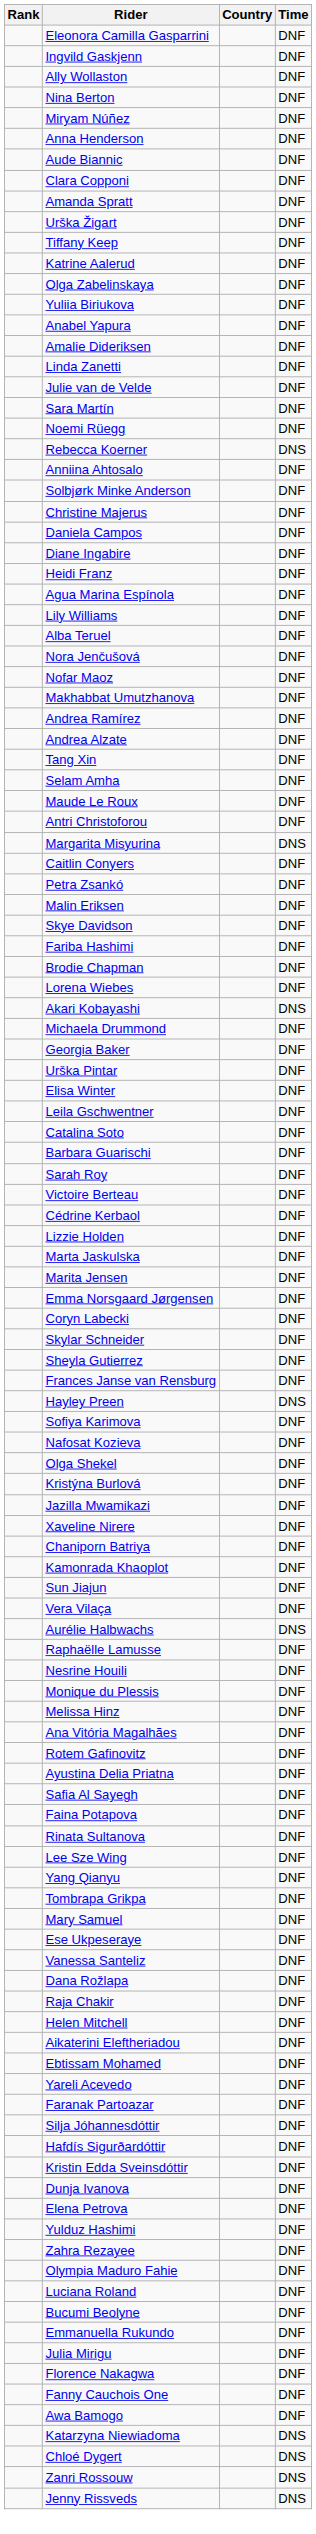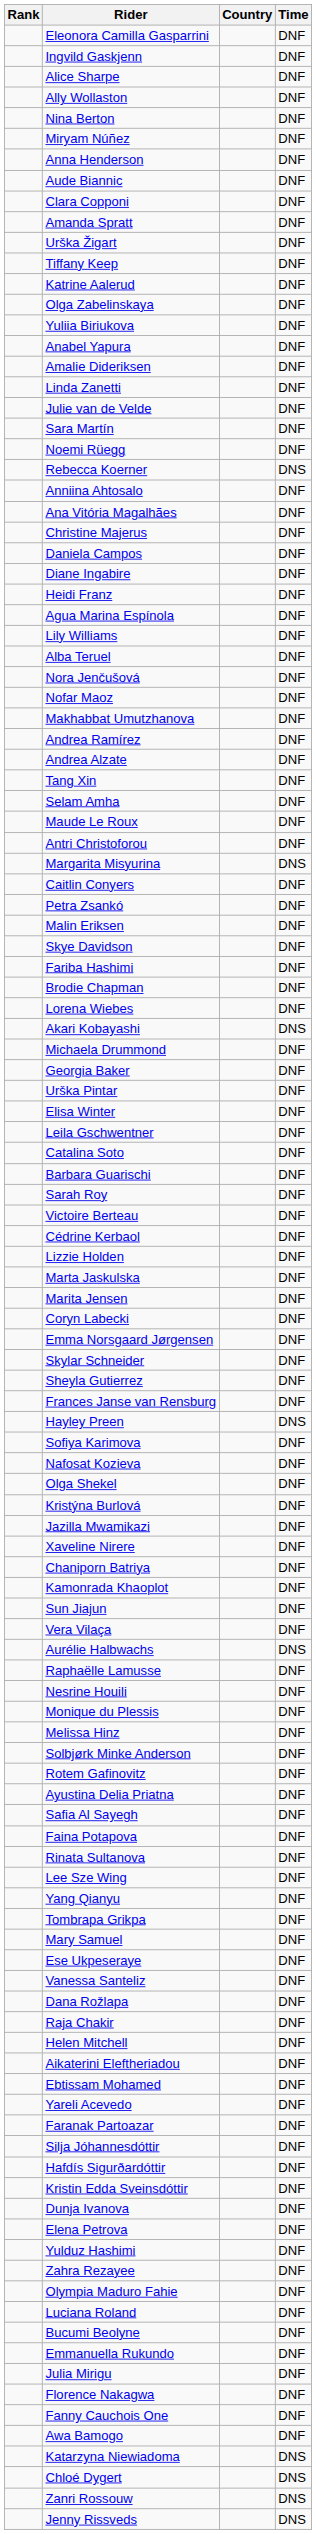+ row: (83, 77)
rows swapped: (118, 491) <-> (111, 1733)
rows swapped: (129, 1298) <-> (87, 1319)
